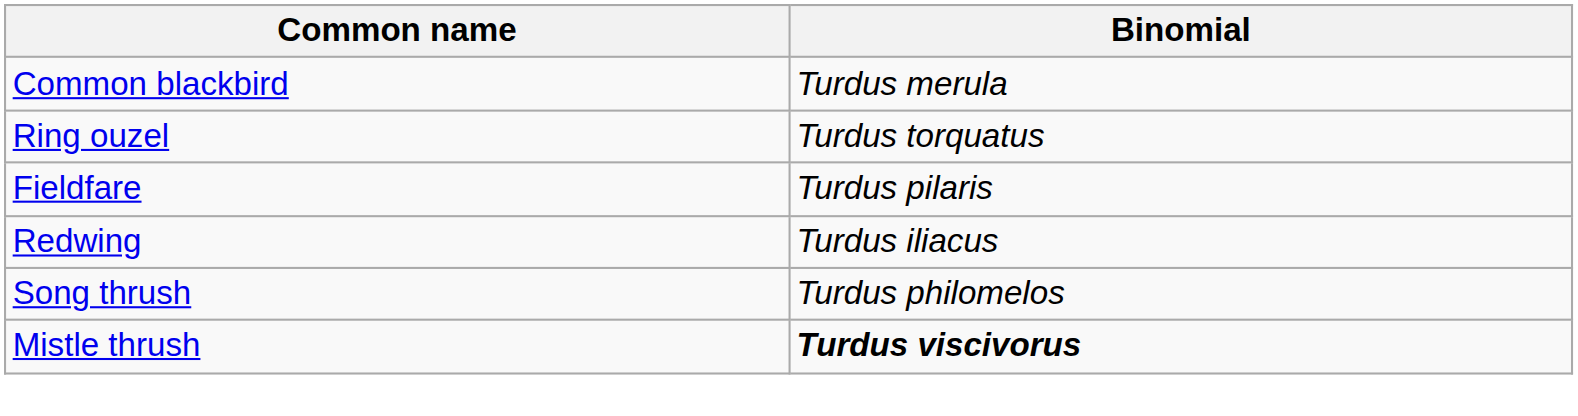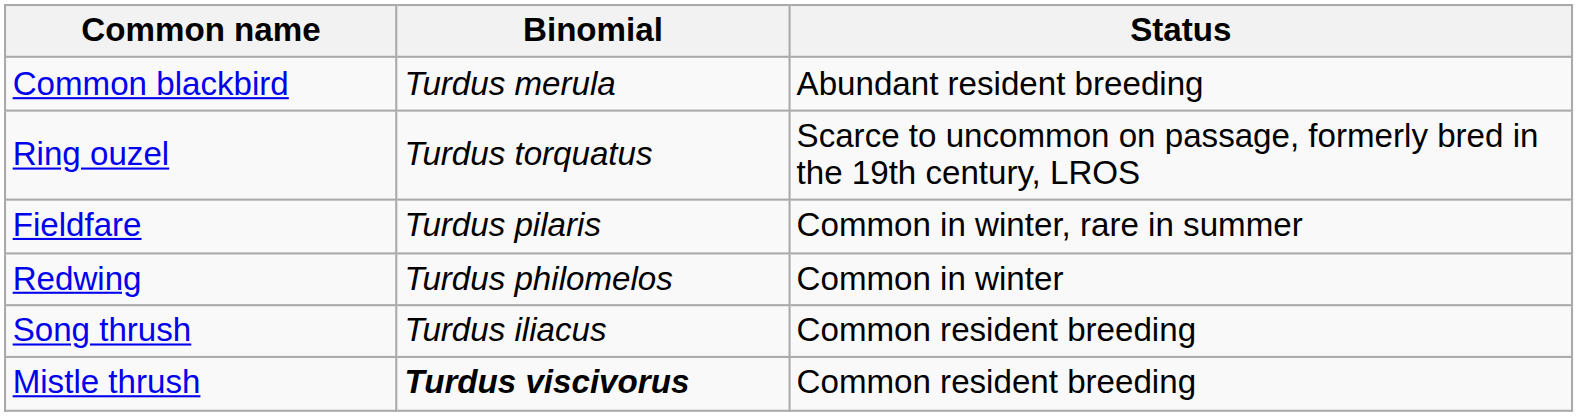+ column: (1181, 30)
(897, 240) Turdus iliacus -> (539, 278) Turdus philomelos
(931, 293) Turdus philomelos -> (506, 330) Turdus iliacus
